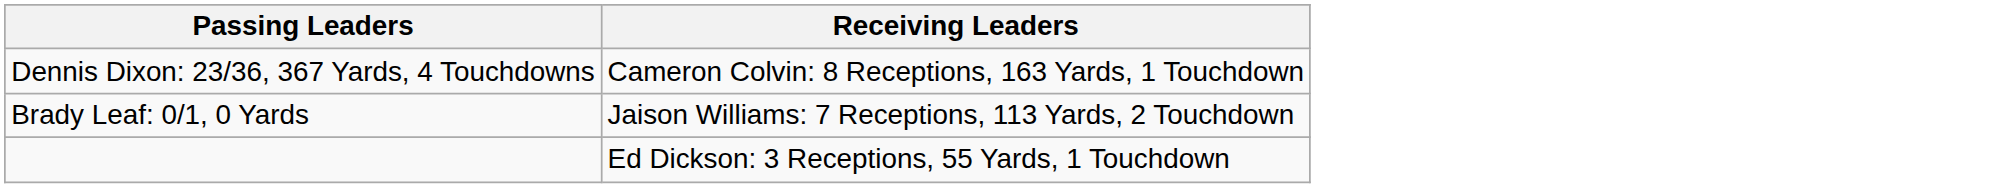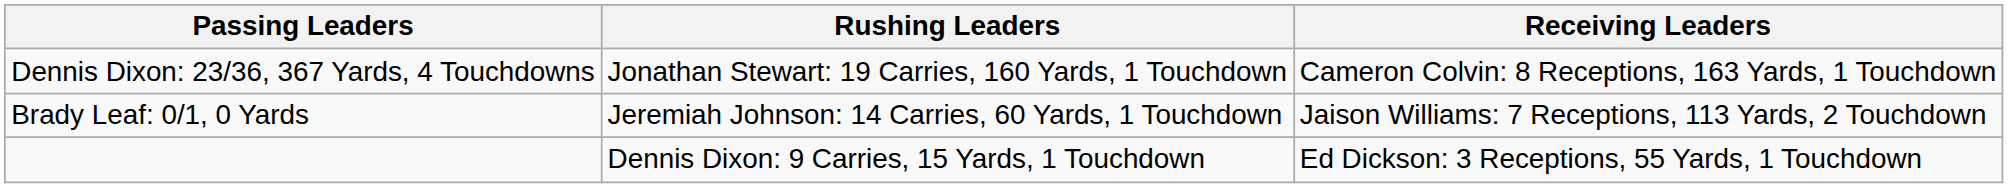+ column: (947, 26)
